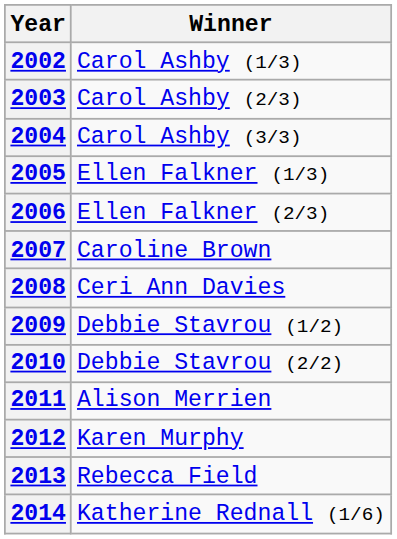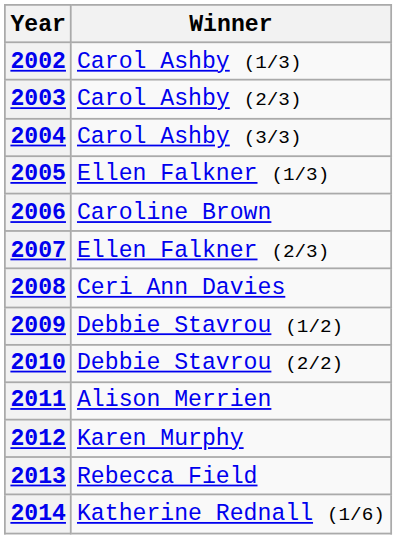(203, 212) Ellen Falkner (2/3) -> (174, 212) Caroline Brown
(174, 250) Caroline Brown -> (203, 250) Ellen Falkner (2/3)
